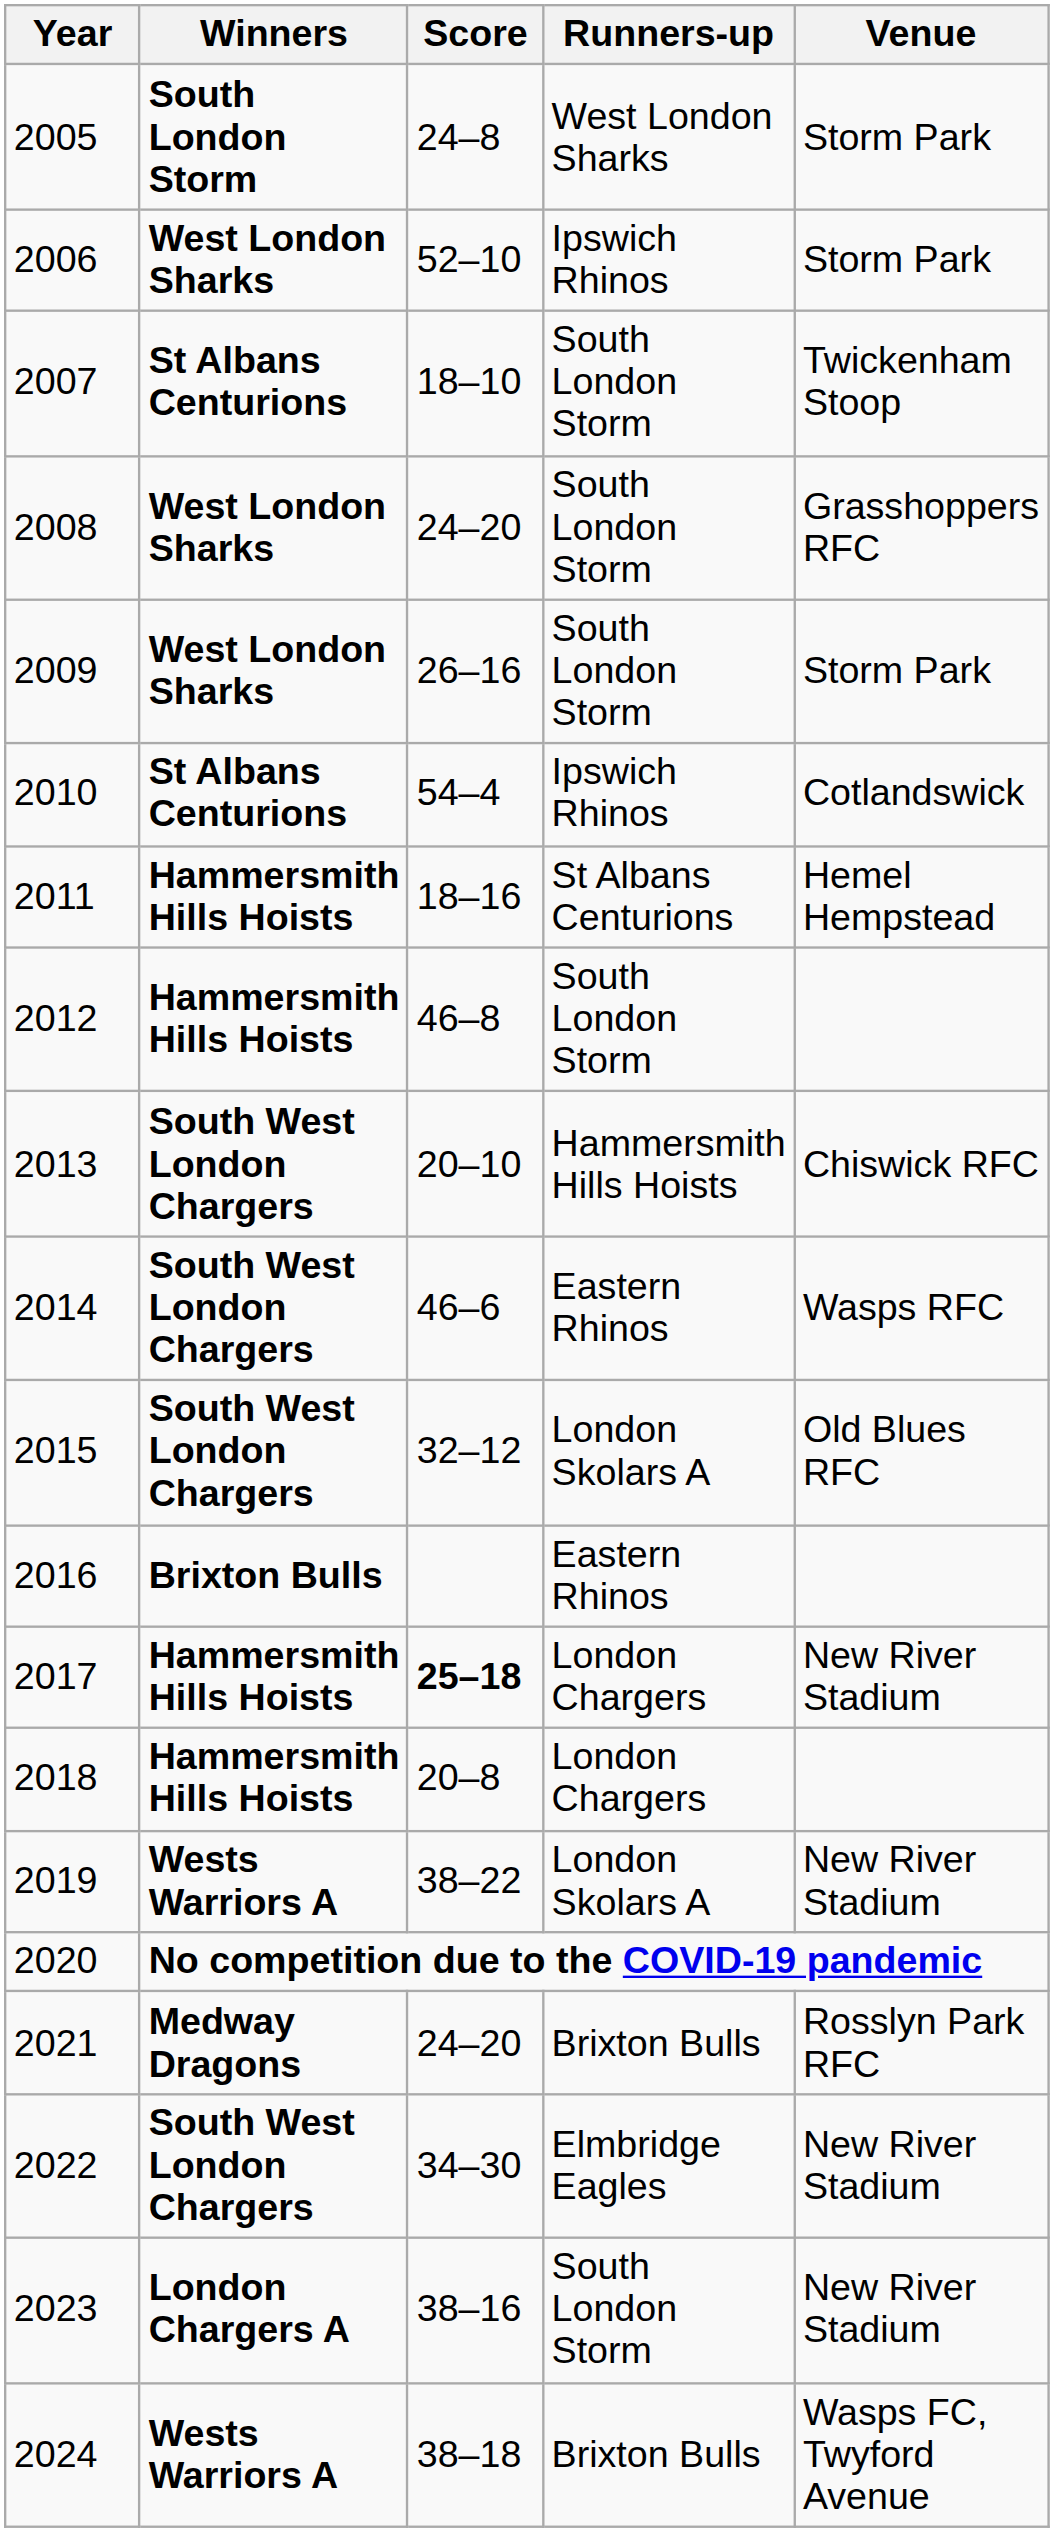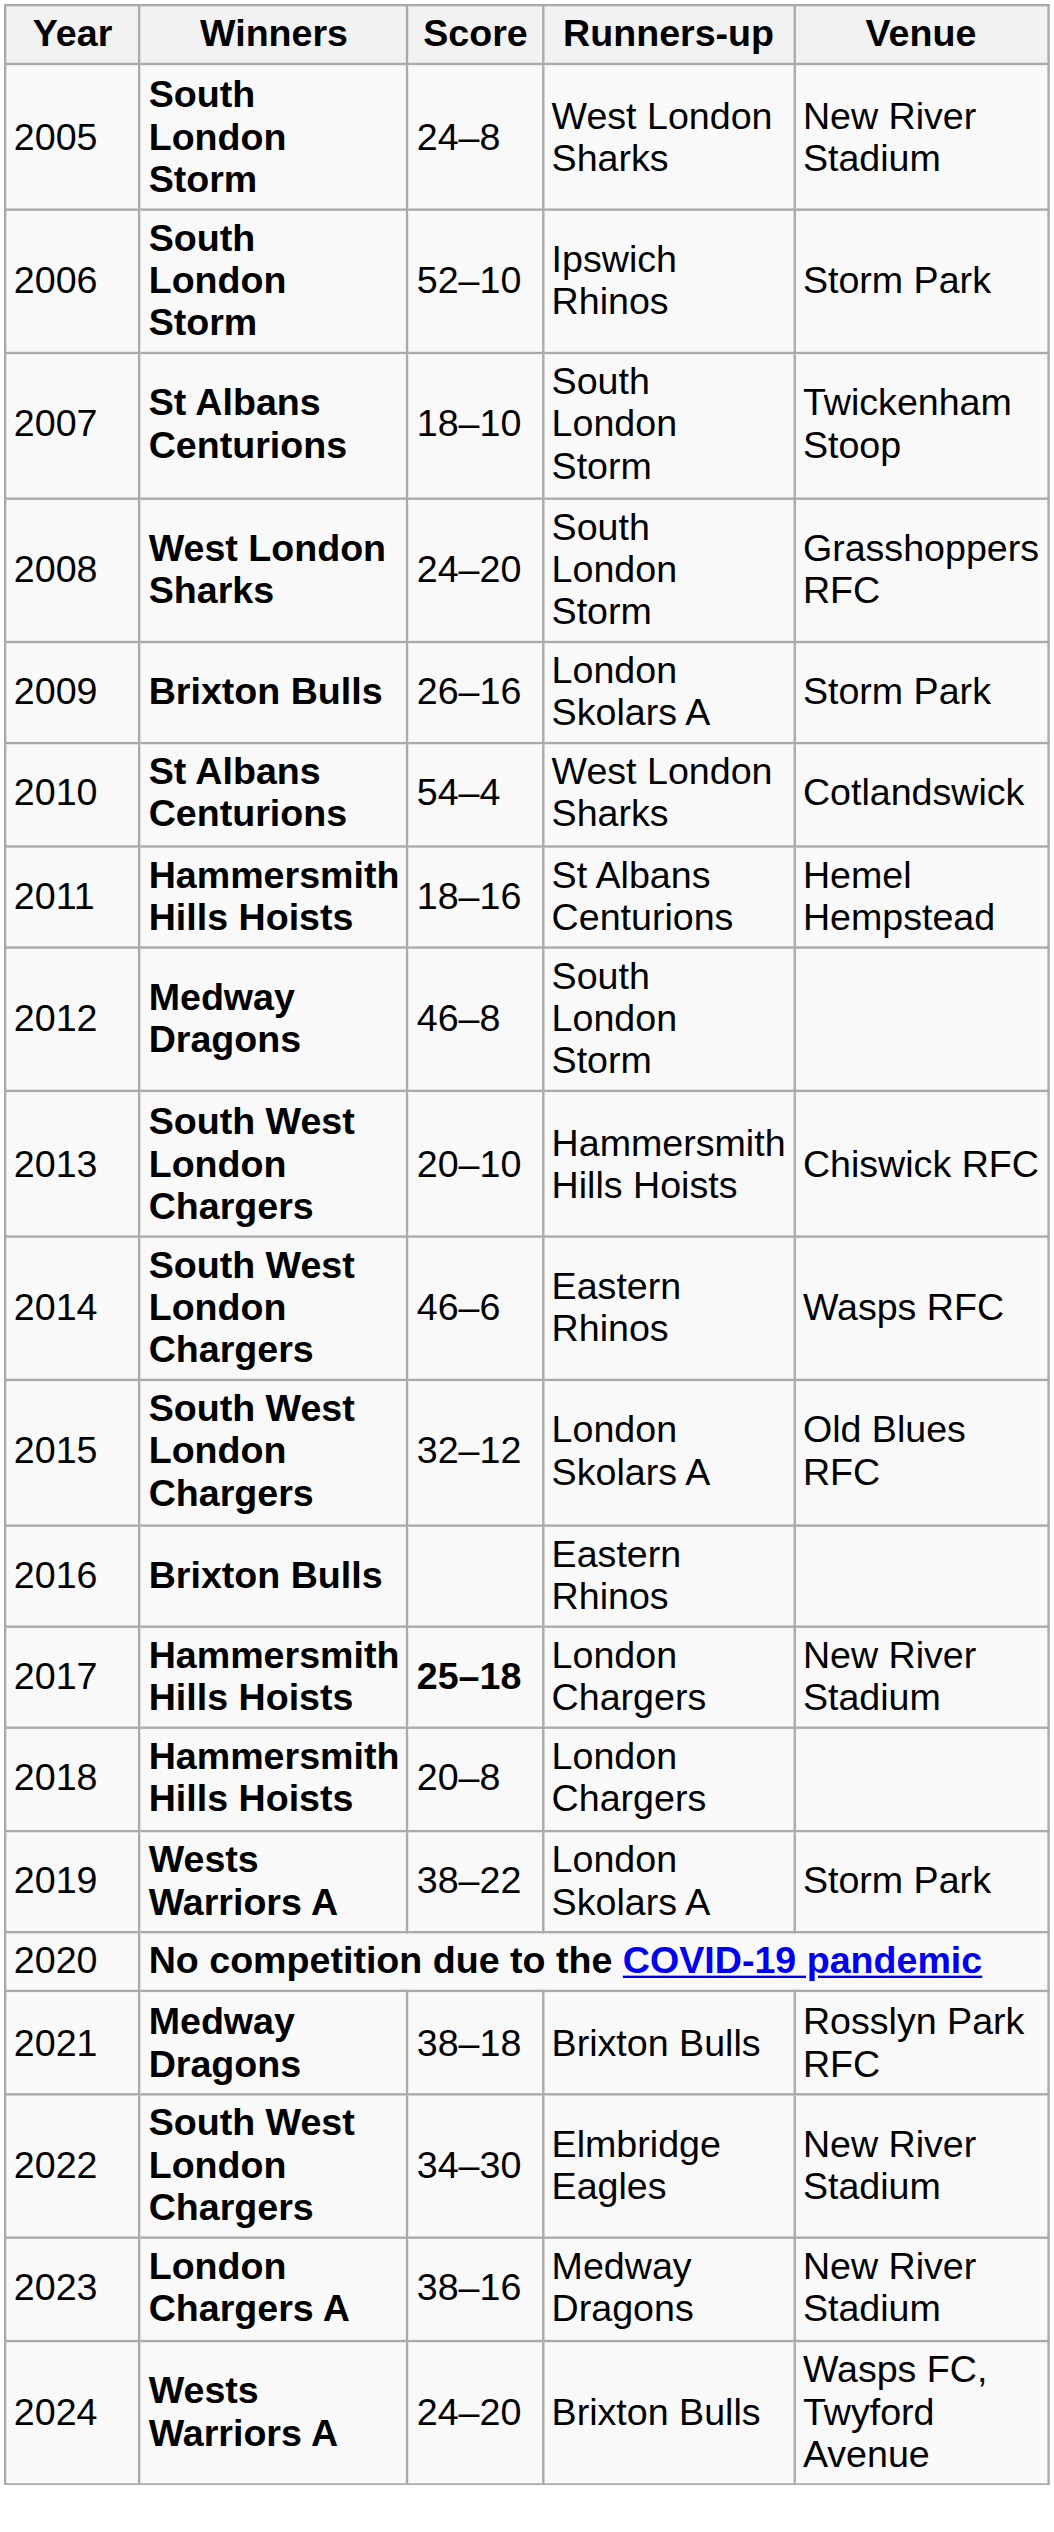(897, 136) Storm Park -> (890, 136) New River Stadium
(267, 259) West London Sharks -> (218, 280) South London Storm
(267, 670) West London Sharks -> (266, 692) Brixton Bulls
(614, 670) South London Storm -> (631, 692) London Skolars A
(614, 793) Ipswich Rhinos -> (662, 793) West London Sharks
(274, 1018) Hammersmith Hills Hoists -> (225, 1018) Medway Dragons
(890, 1880) New River Stadium -> (897, 1880) Storm Park
(469, 2042) 24–20 -> (469, 2042) 38–18
(614, 2309) South London Storm -> (623, 2288) Medway Dragons
(469, 2453) 38–18 -> (469, 2411) 24–20
